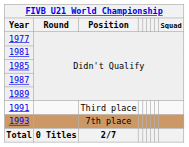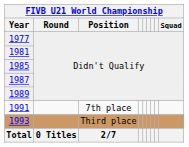(109, 108) Third place -> (109, 108) 7th place
(109, 121) 7th place -> (109, 121) Third place
